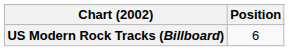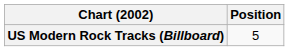(256, 35) 6 -> (256, 35) 5
